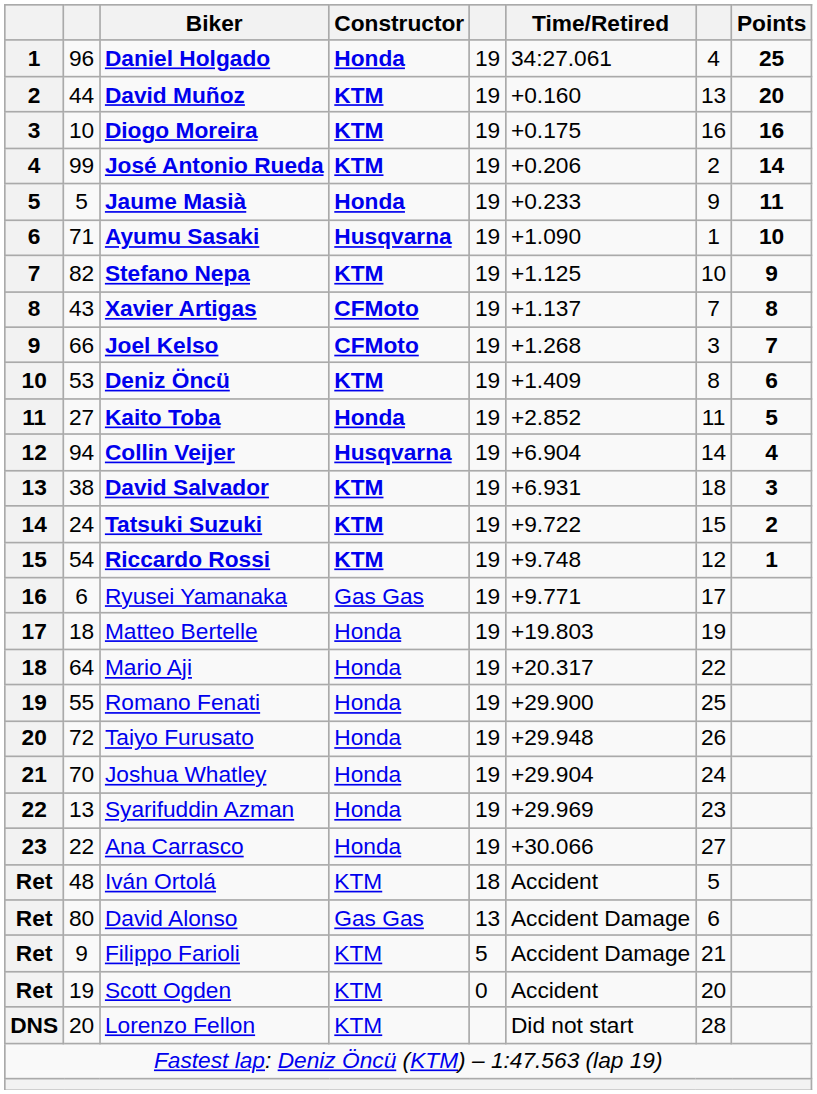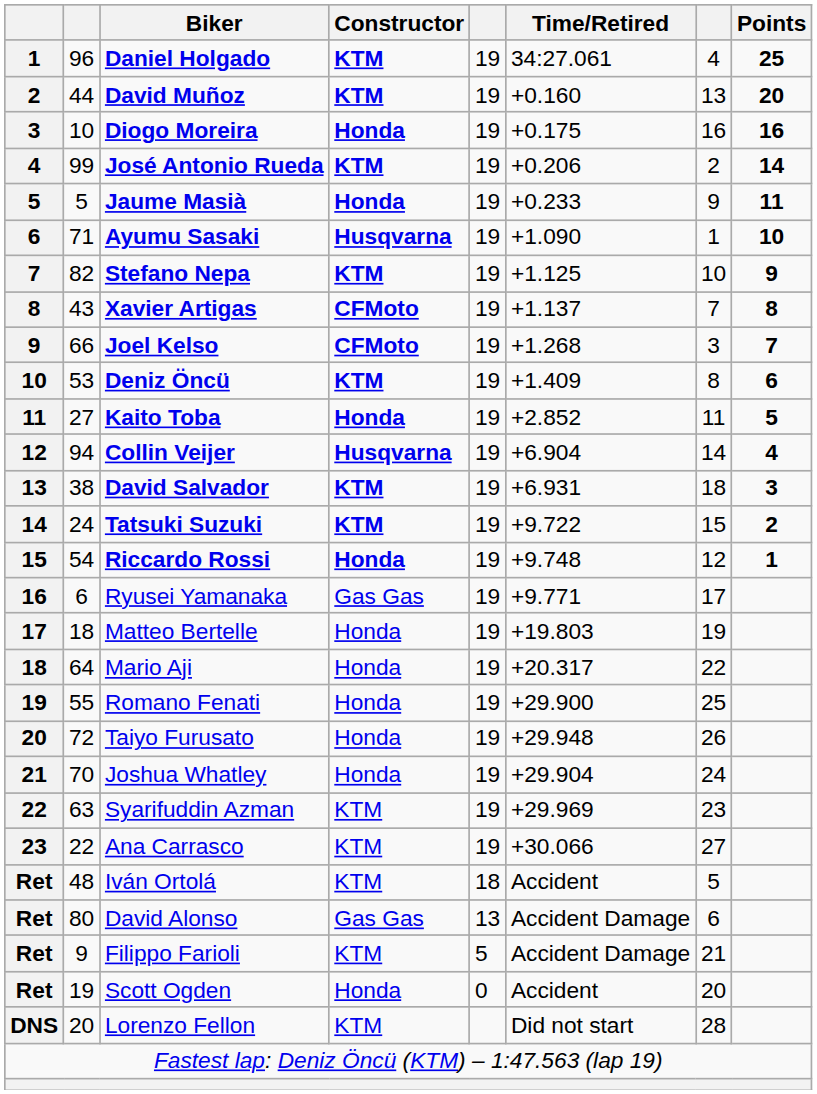(370, 58) Honda -> (359, 58) KTM
(359, 130) KTM -> (370, 130) Honda
(359, 559) KTM -> (370, 559) Honda
(82, 810) 13 -> (82, 810) 63
(368, 810) Honda -> (358, 810) KTM
(368, 846) Honda -> (358, 846) KTM
(358, 989) KTM -> (368, 989) Honda
